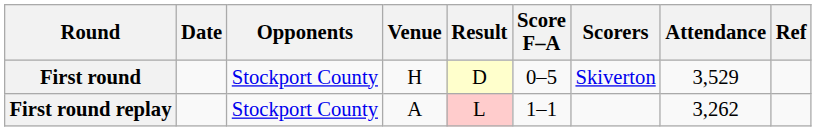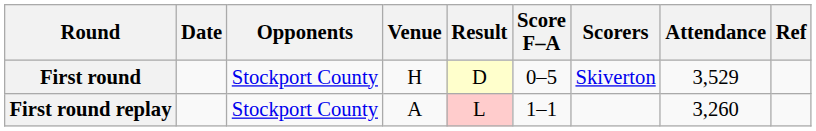(716, 109) 3,262 -> (716, 109) 3,260
